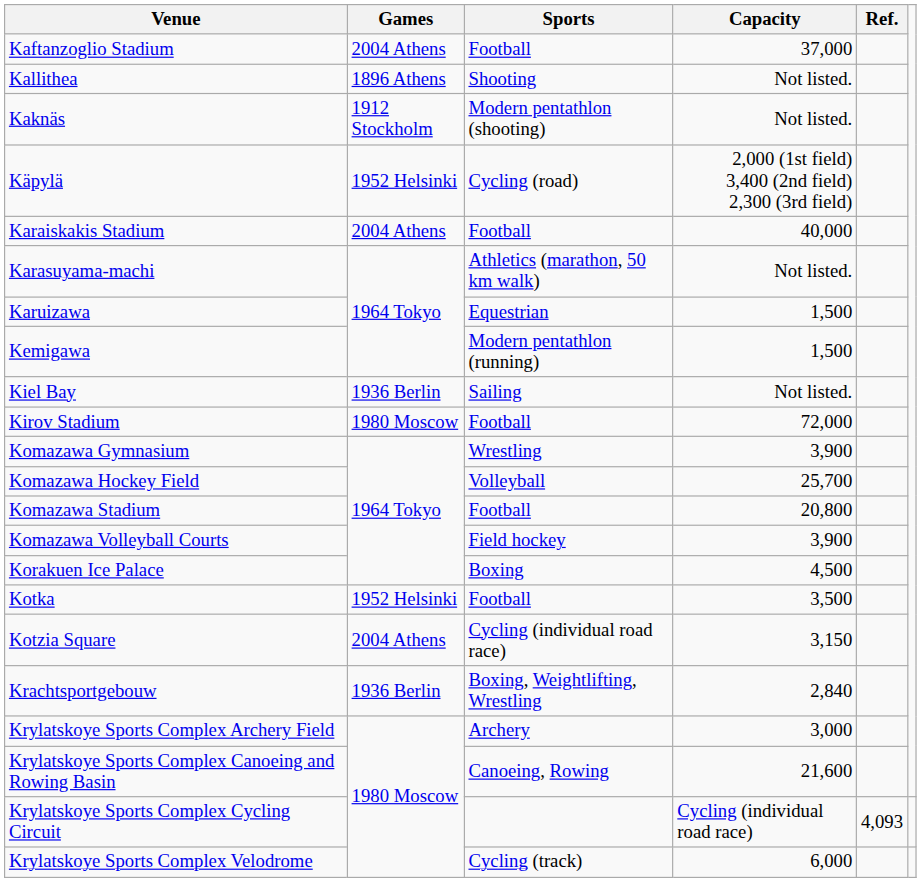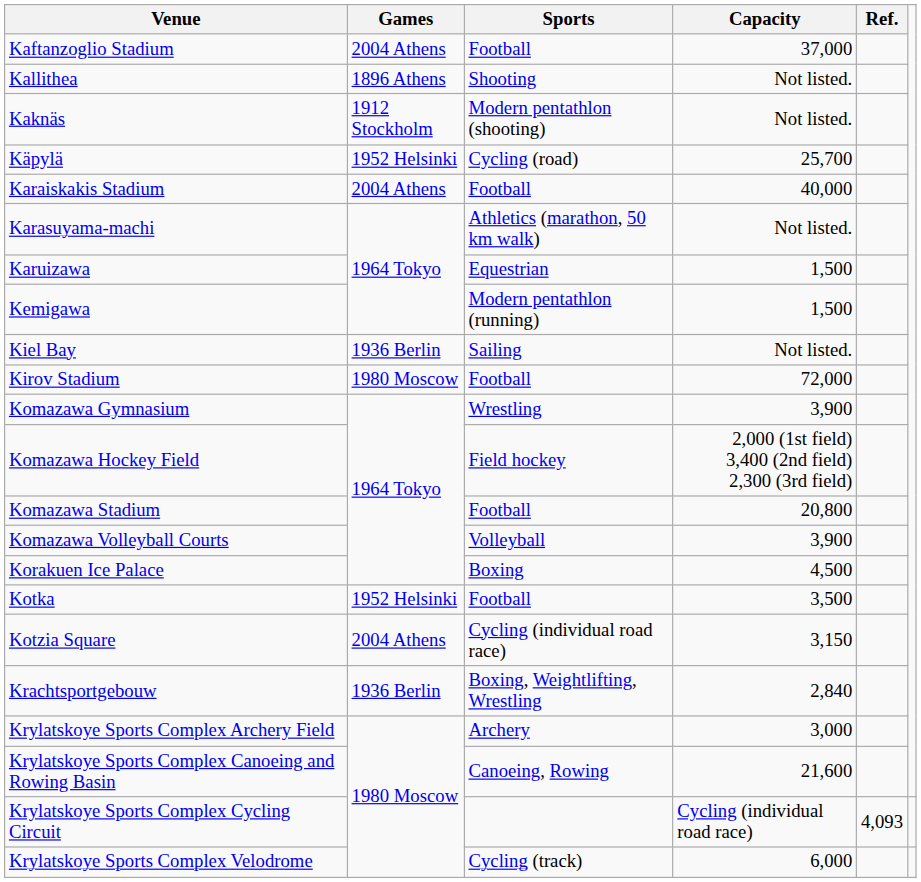(789, 180) 2,000 (1st field) 3,400 (2nd field) 2,300 (3rd field) -> (827, 159) 25,700
(507, 480) Volleyball -> (517, 459) Field hockey
(827, 480) 25,700 -> (789, 459) 2,000 (1st field) 3,400 (2nd field) 2,300 (3rd field)
(517, 540) Field hockey -> (507, 540) Volleyball
